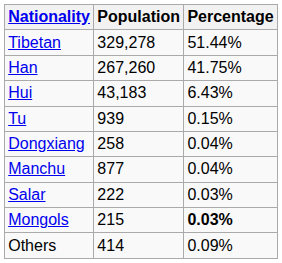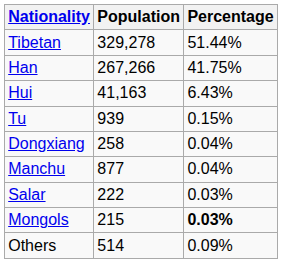(126, 67) 267,260 -> (126, 67) 267,266
(122, 93) 43,183 -> (122, 93) 41,163
(111, 245) 414 -> (111, 245) 514
